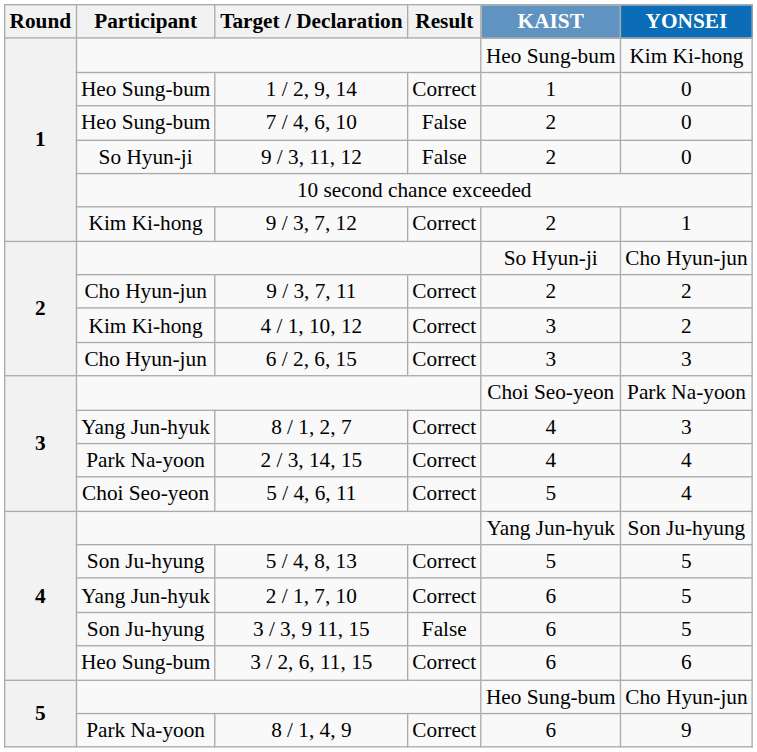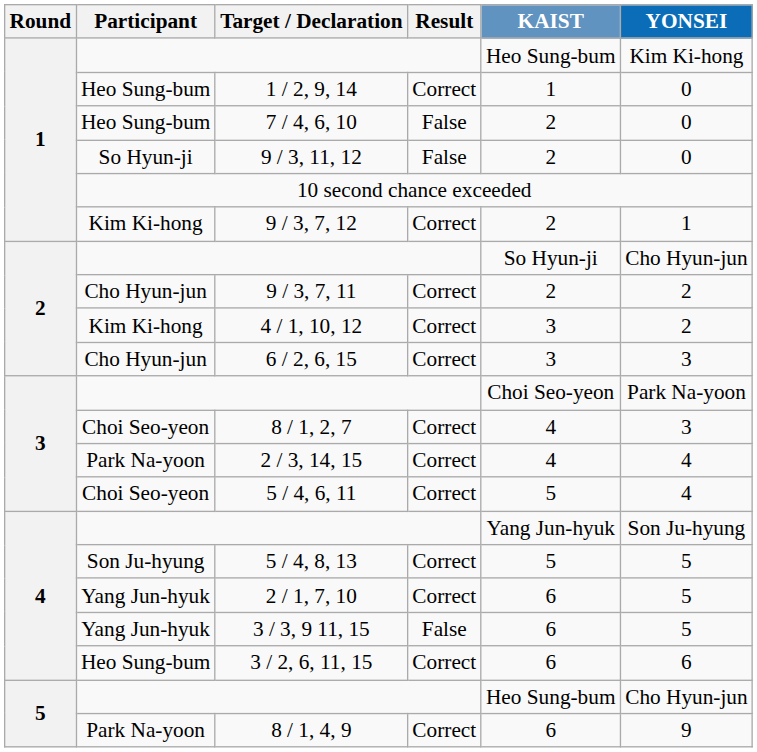(146, 426) Yang Jun-hyuk -> (146, 426) Choi Seo-yeon
(146, 628) Son Ju-hyung -> (146, 628) Yang Jun-hyuk
